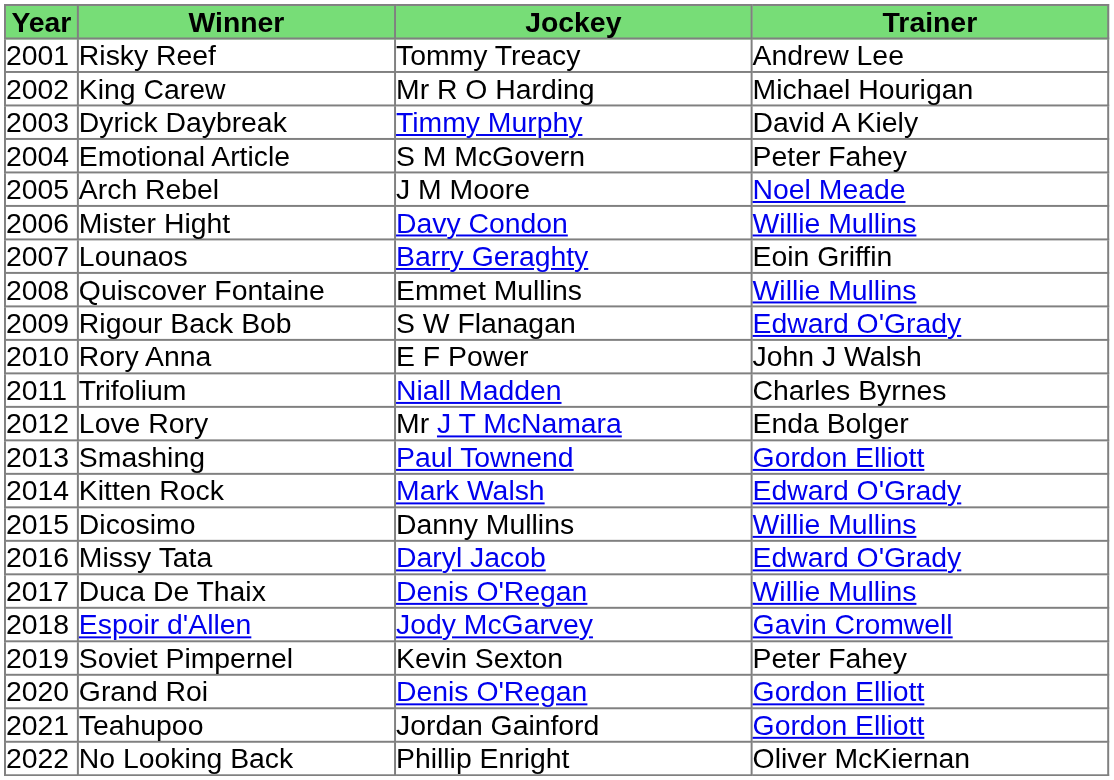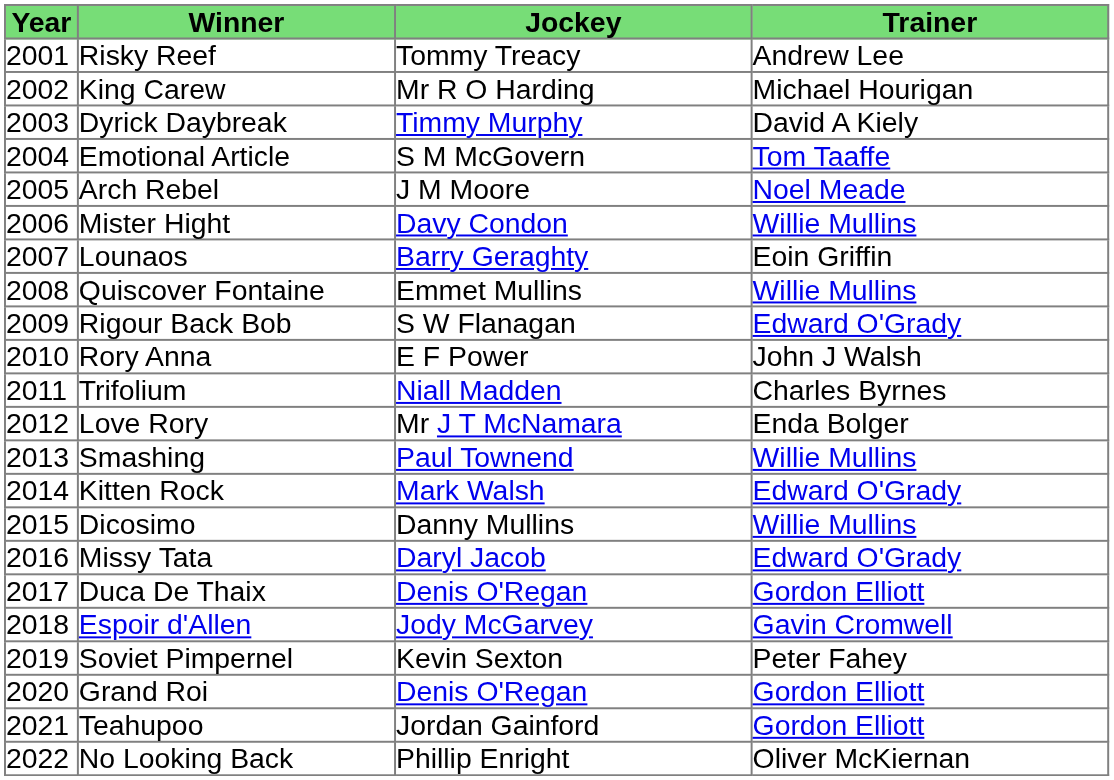(830, 156) Peter Fahey -> (821, 156) Tom Taaffe
(838, 457) Gordon Elliott -> (835, 457) Willie Mullins
(835, 591) Willie Mullins -> (838, 591) Gordon Elliott
